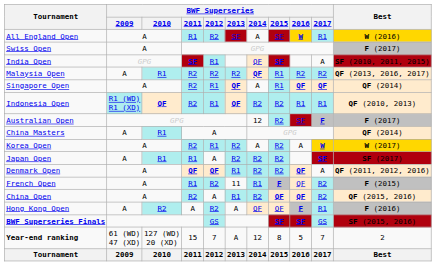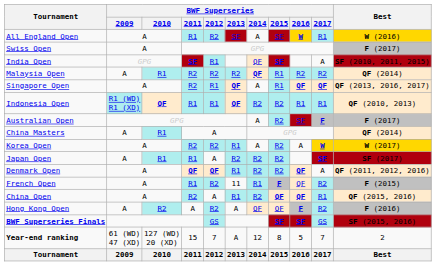(382, 73) QF (2013, 2016, 2017) -> (382, 73) QF (2014)
(382, 86) QF (2014) -> (382, 86) QF (2013, 2016, 2017)
(193, 103) R2 -> (193, 103) R1
(258, 120) 12 -> (258, 120) A
(214, 145) R1 -> (214, 145) R2
(236, 145) R2 -> (236, 145) R1
(322, 195) R2 -> (322, 195) R1
(322, 208) R1 -> (322, 208) R2
